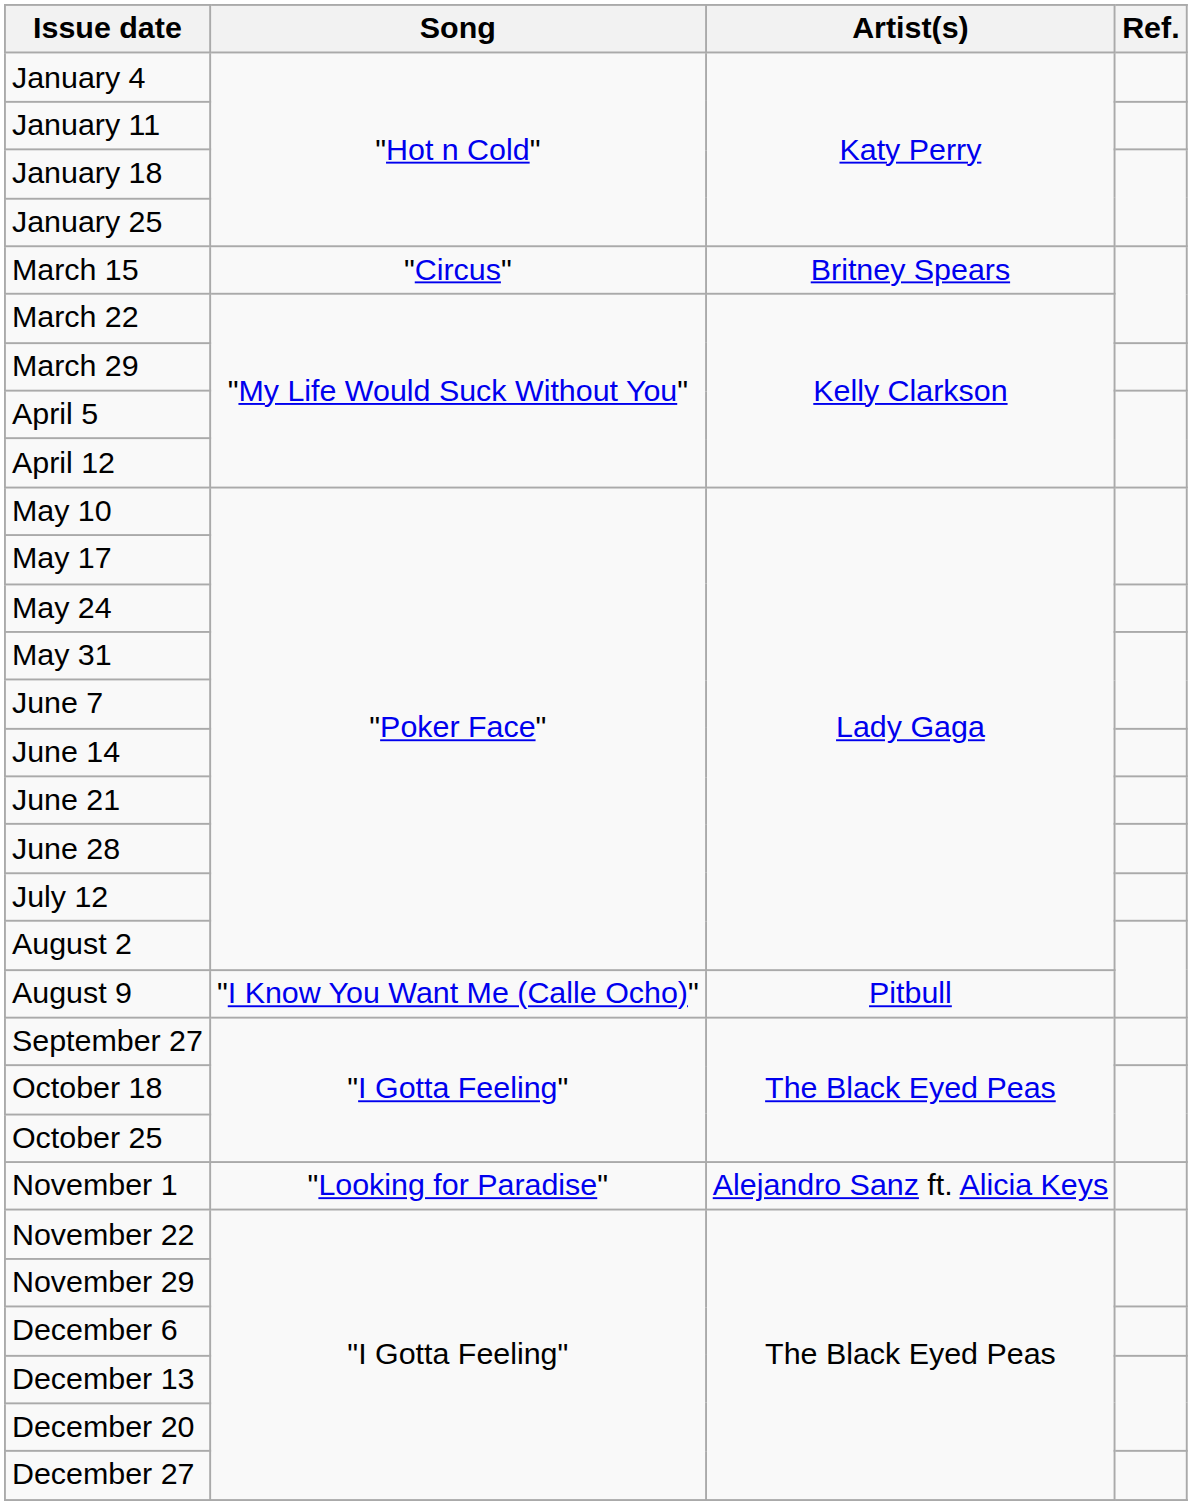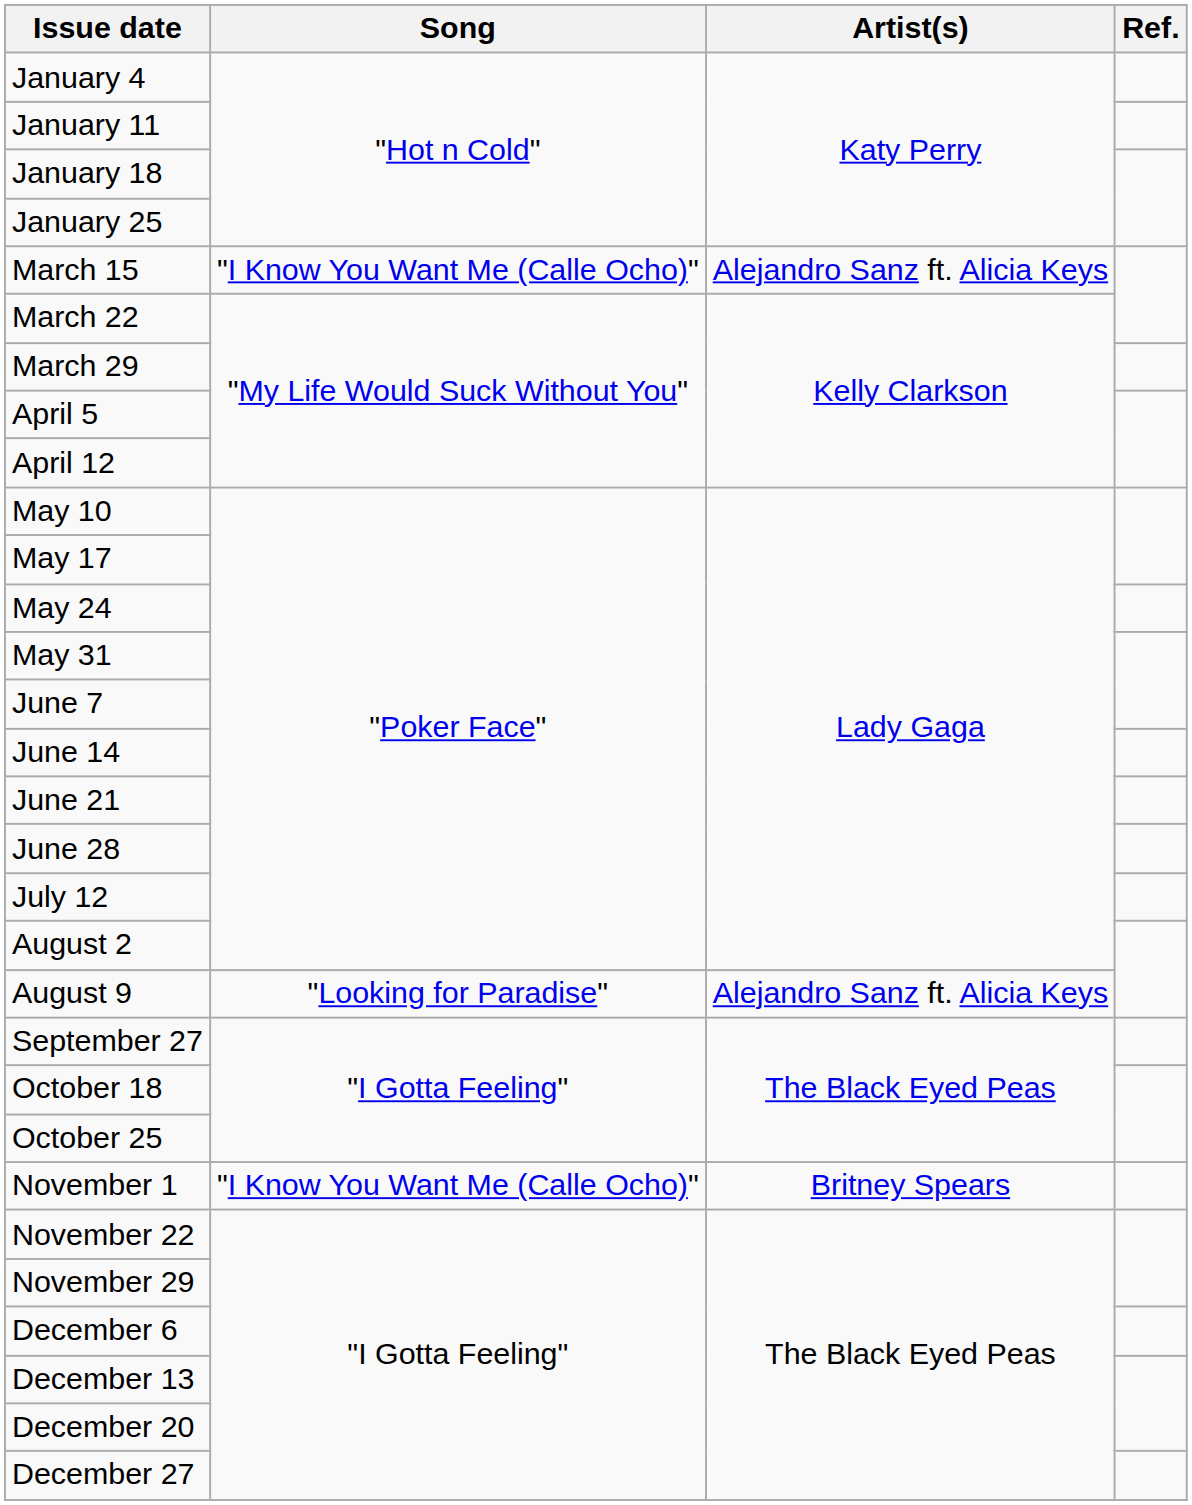(458, 269) "Circus" -> (458, 269) "I Know You Want Me (Calle Ocho)"
(910, 269) Britney Spears -> (910, 269) Alejandro Sanz ft. Alicia Keys
(458, 992) "I Know You Want Me (Calle Ocho)" -> (458, 992) "Looking for Paradise"
(910, 992) Pitbull -> (910, 992) Alejandro Sanz ft. Alicia Keys
(458, 1185) "Looking for Paradise" -> (458, 1185) "I Know You Want Me (Calle Ocho)"
(910, 1185) Alejandro Sanz ft. Alicia Keys -> (910, 1185) Britney Spears
